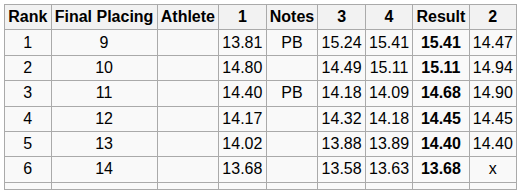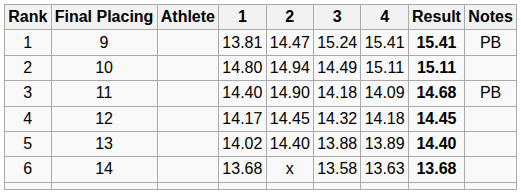columns swapped: (493, 17) <-> (292, 17)
